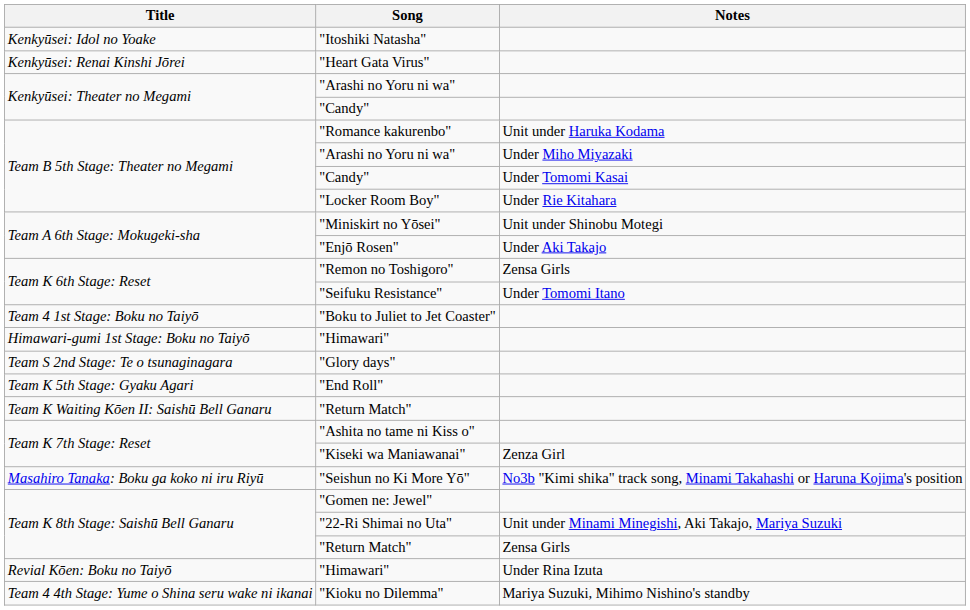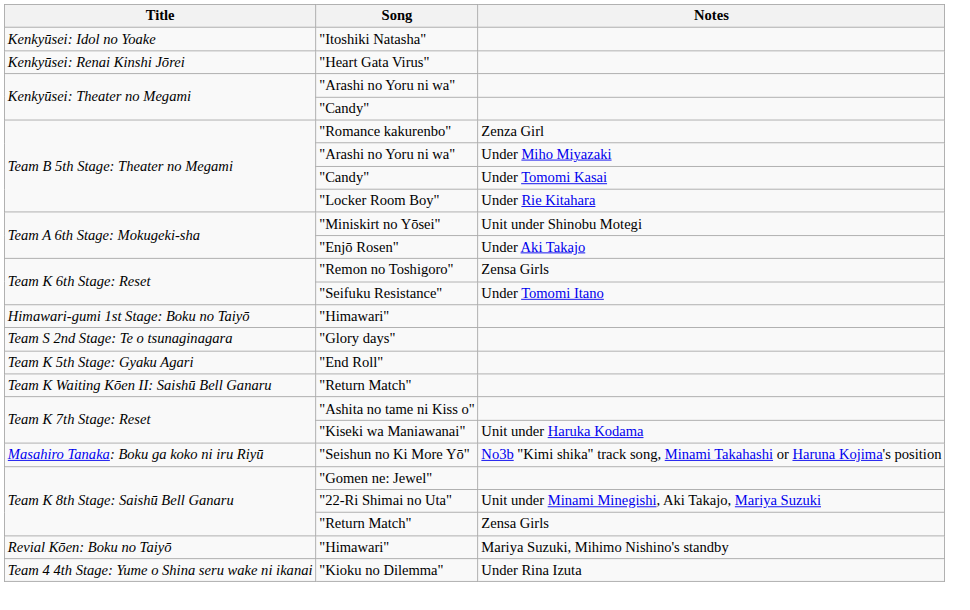(583, 131) Unit under Haruka Kodama -> (513, 131) Zenza Girl
- row: (103, 316)
(534, 454) Zenza Girl -> (562, 431) Unit under Haruka Kodama
(553, 570) Under Rina Izuta -> (605, 547) Mariya Suzuki, Mihimo Nishino's standby
(626, 593) Mariya Suzuki, Mihimo Nishino's standby -> (532, 570) Under Rina Izuta
